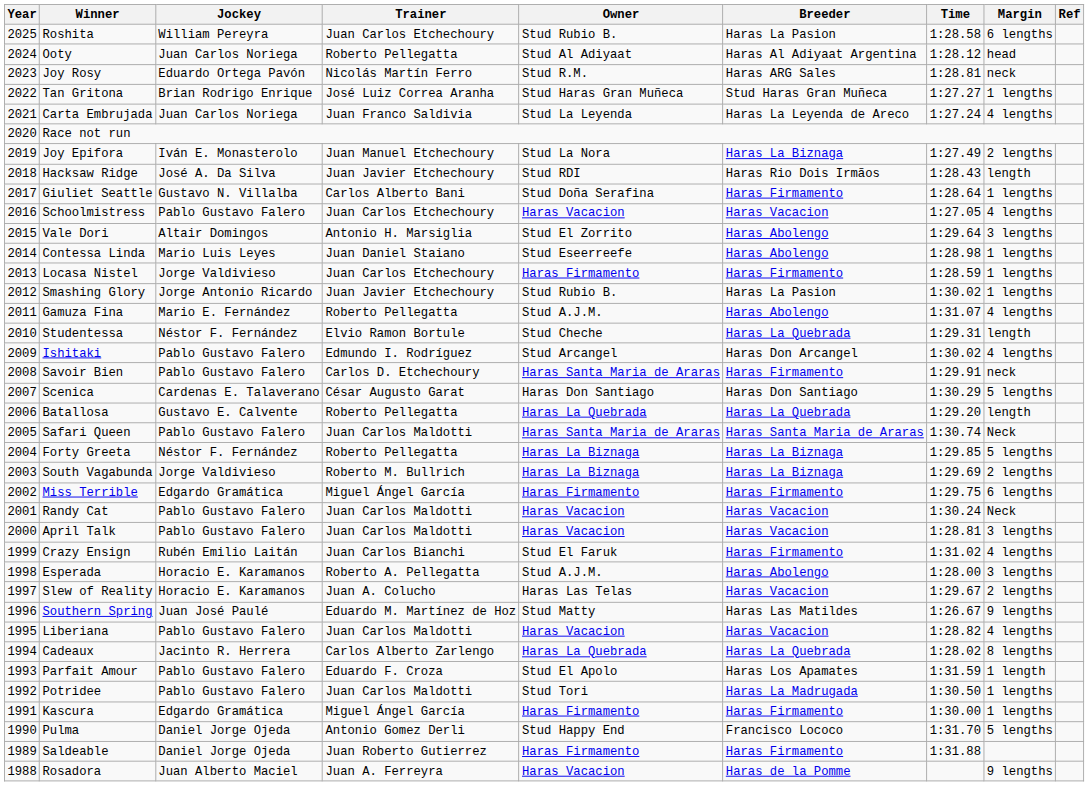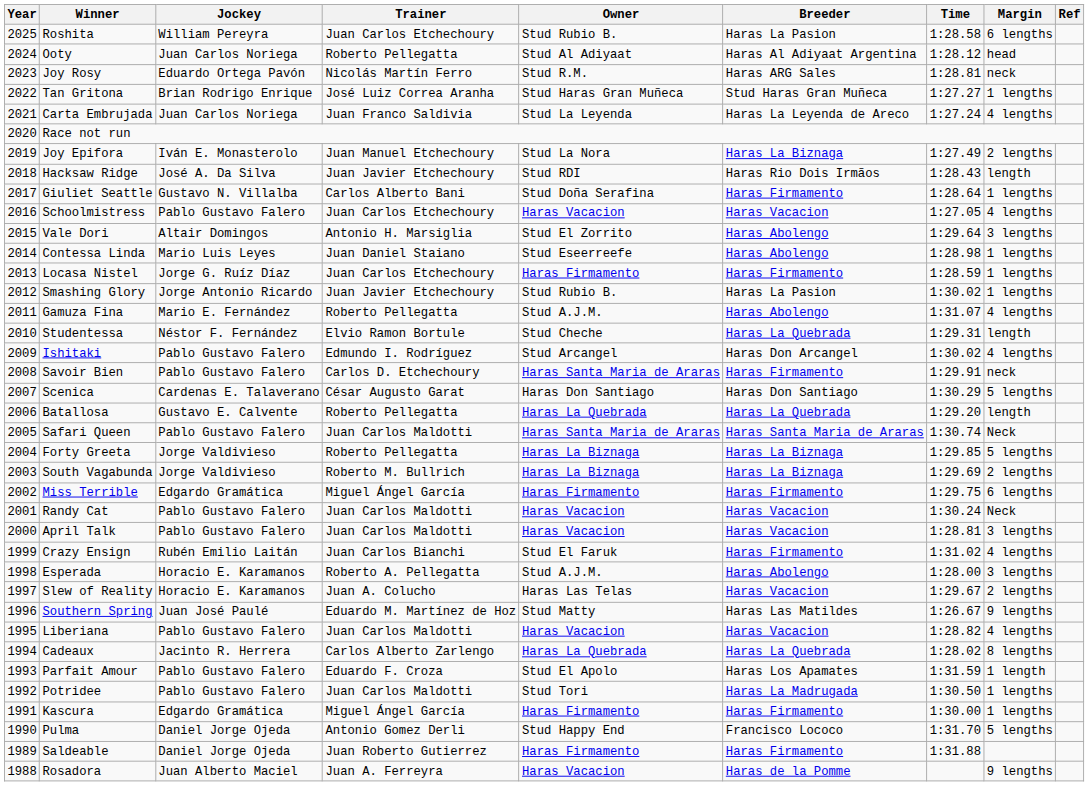(217, 273) Jorge Valdivieso -> (224, 273) Jorge G. Ruíz Díaz
(228, 453) Néstor F. Fernández -> (217, 453) Jorge Valdivieso
